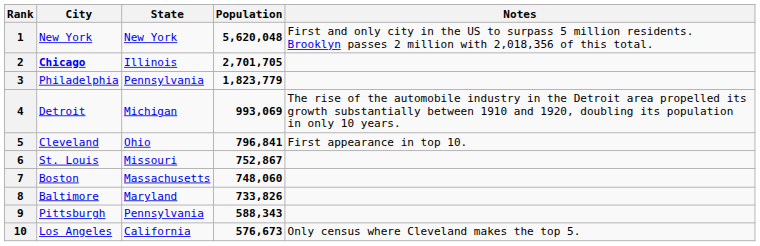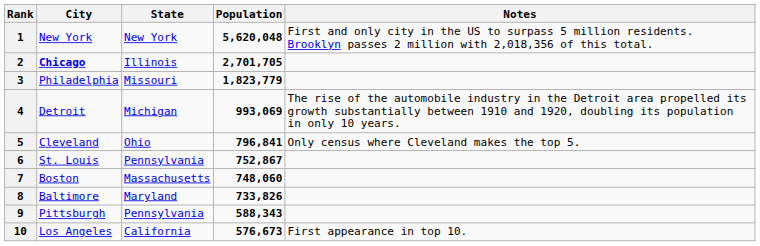(164, 80) Pennsylvania -> (151, 80) Missouri
(377, 142) First appearance in top 10. -> (434, 142) Only census where Cleveland makes the top 5.
(151, 160) Missouri -> (164, 160) Pennsylvania
(434, 232) Only census where Cleveland makes the top 5. -> (377, 232) First appearance in top 10.
